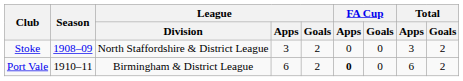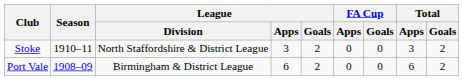(73, 48) 1908–09 -> (73, 48) 1910–11
(73, 66) 1910–11 -> (73, 66) 1908–09
(349, 66) bold -> (349, 66) normal
